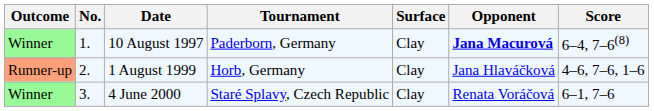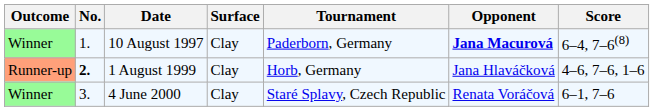columns swapped: (300, 16) <-> (421, 16)
(85, 69) normal -> (85, 69) bold
